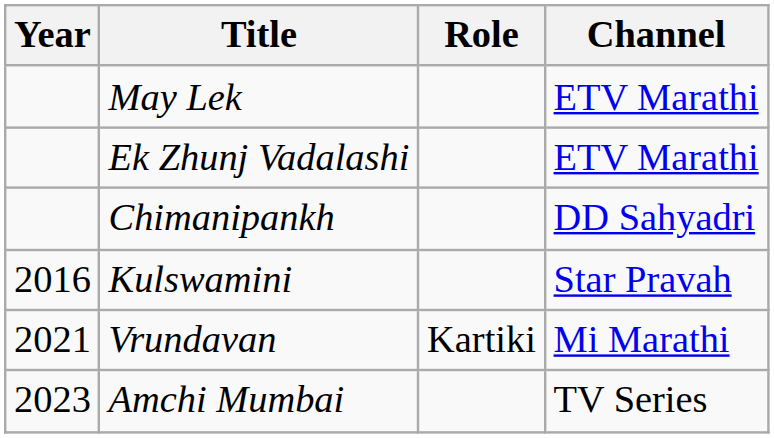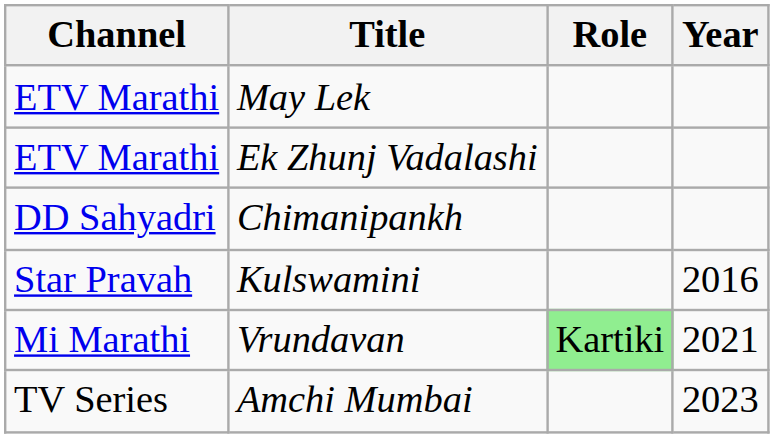columns swapped: (52, 34) <-> (656, 34)
(481, 339) no background -> (610, 339) lightgreen background
